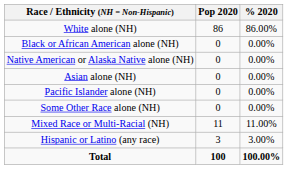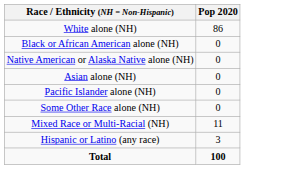- column: (261, 12)
